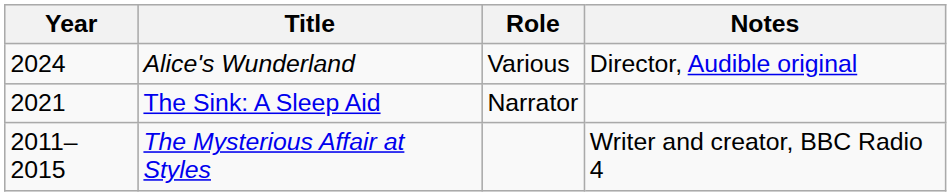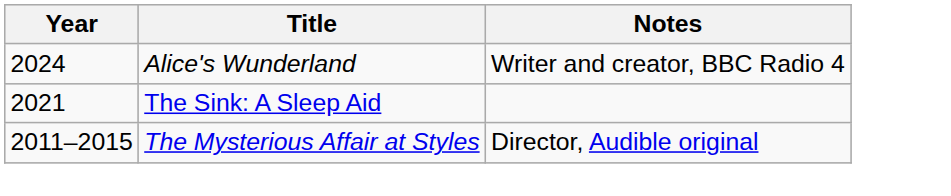- column: (533, 24)
(724, 63) Director, Audible original -> (668, 63) Writer and creator, BBC Radio 4
(756, 156) Writer and creator, BBC Radio 4 -> (625, 142) Director, Audible original
